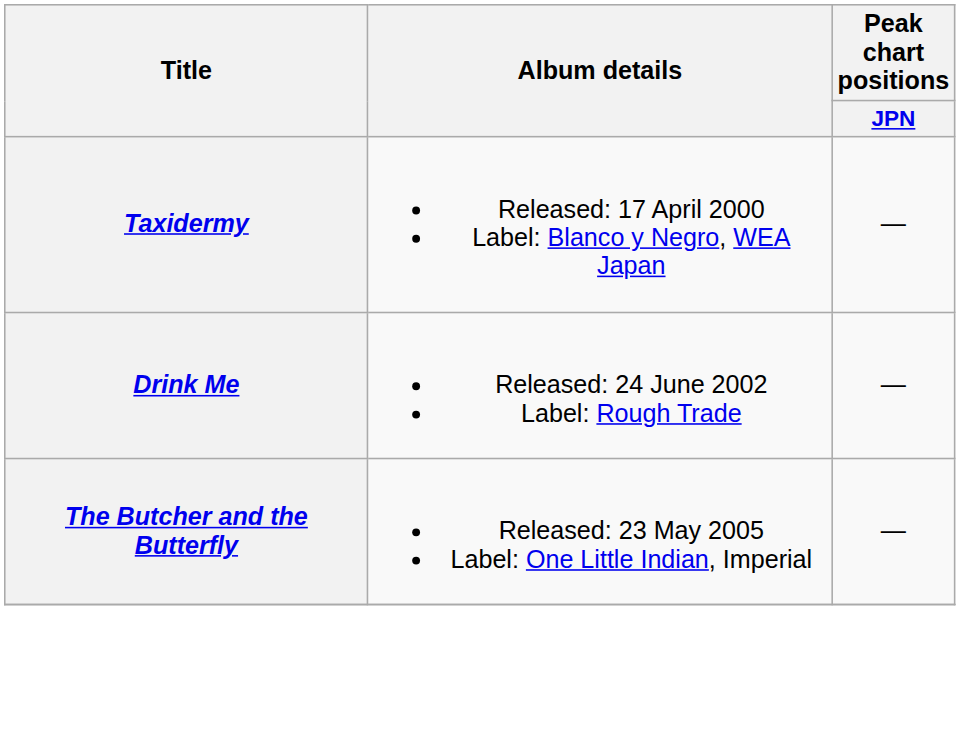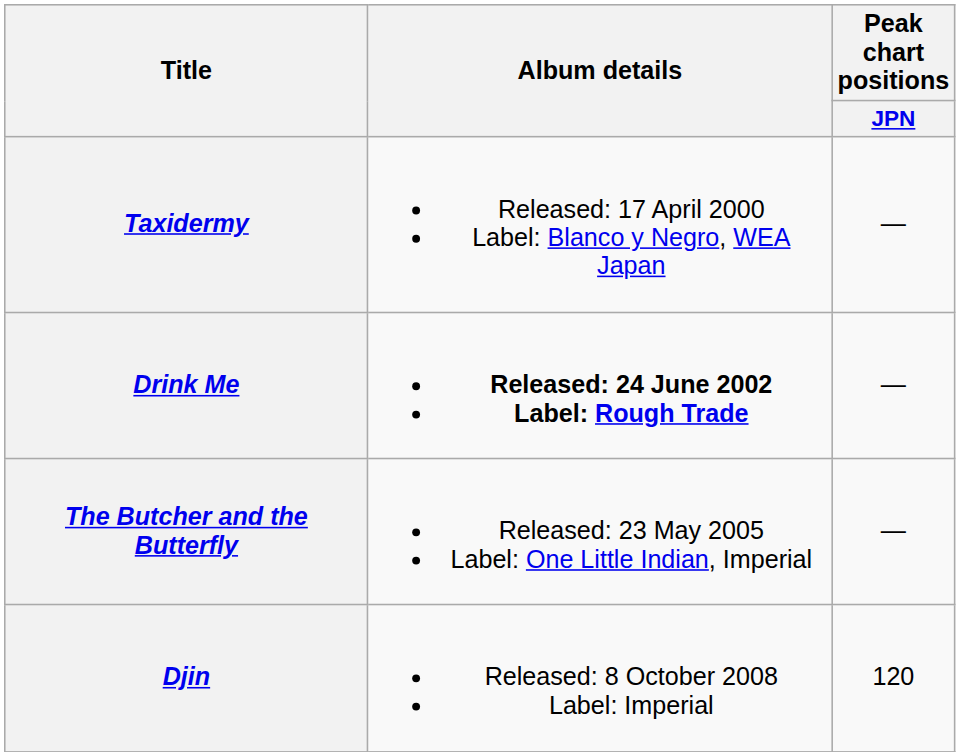(600, 399) normal -> (600, 399) bold
+ row: (186, 677)
